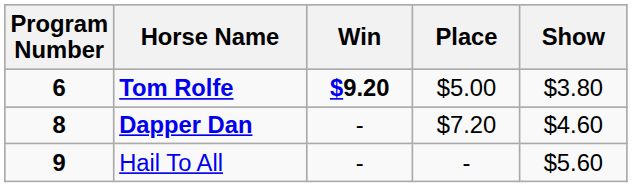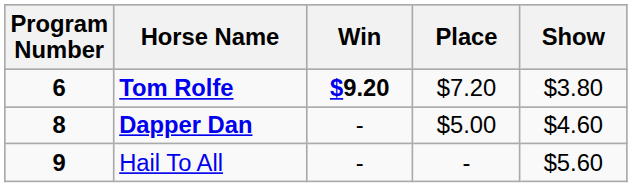(467, 88) $5.00 -> (467, 88) $7.20
(467, 125) $7.20 -> (467, 125) $5.00
